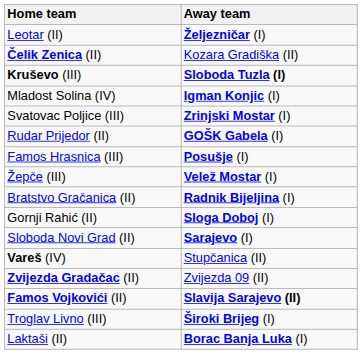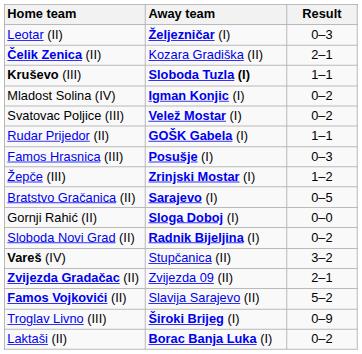+ column: (322, 14)
(237, 116) Zrinjski Mostar (I) -> (195, 116) Velež Mostar (I)
(230, 177) Velež Mostar (I) -> (202, 177) Zrinjski Mostar (I)
(239, 197) Radnik Bijeljina (I) -> (183, 197) Sarajevo (I)
(218, 237) Sarajevo (I) -> (204, 237) Radnik Bijeljina (I)
(242, 298) bold -> (204, 298) normal
